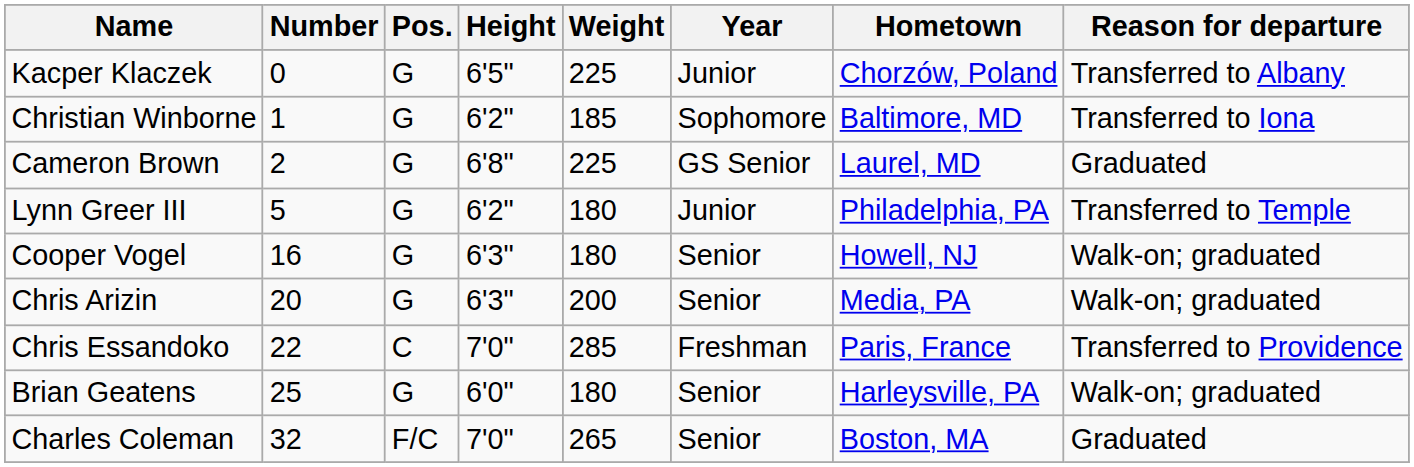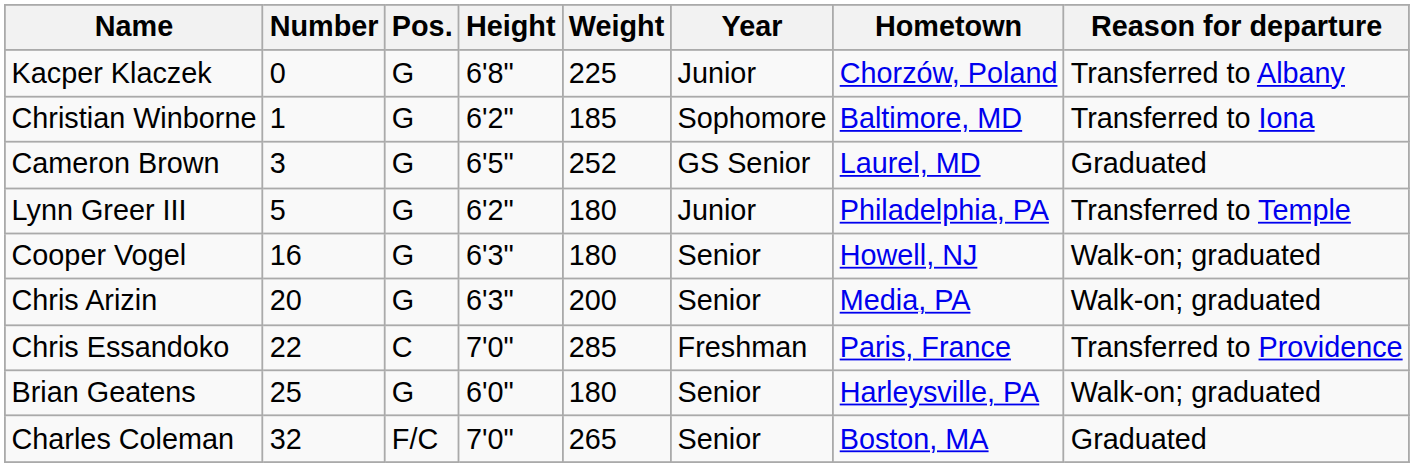(490, 73) 6'5" -> (490, 73) 6'8"
(278, 164) 2 -> (278, 164) 3
(490, 164) 6'8" -> (490, 164) 6'5"
(593, 164) 225 -> (593, 164) 252
